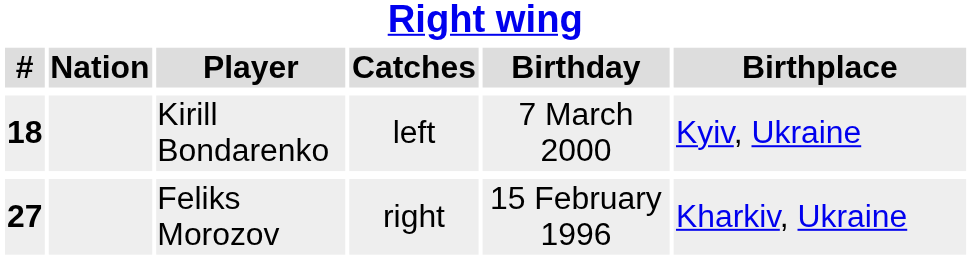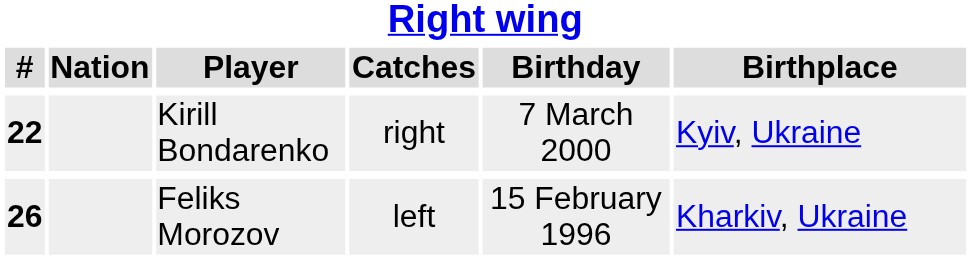(25, 132) 18 -> (25, 132) 22
(414, 132) left -> (414, 132) right
(25, 216) 27 -> (25, 216) 26
(414, 216) right -> (414, 216) left
